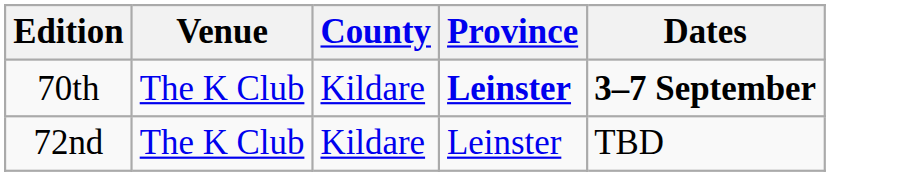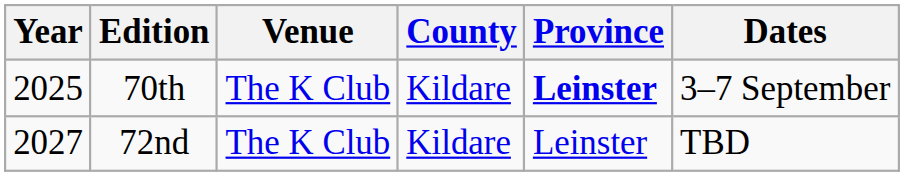+ column: (48, 32)
(705, 87) bold -> (785, 87) normal
